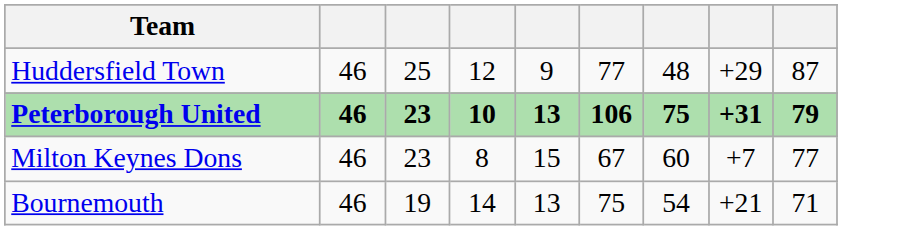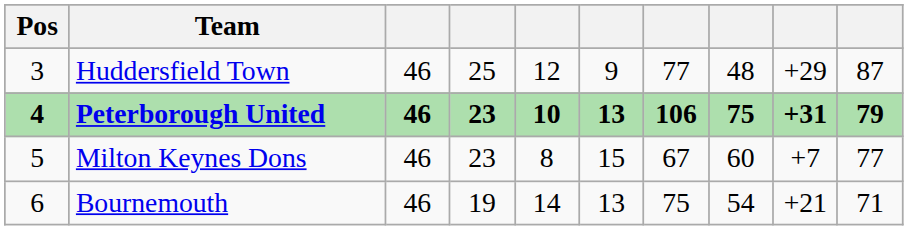+ column: (37, 26)
